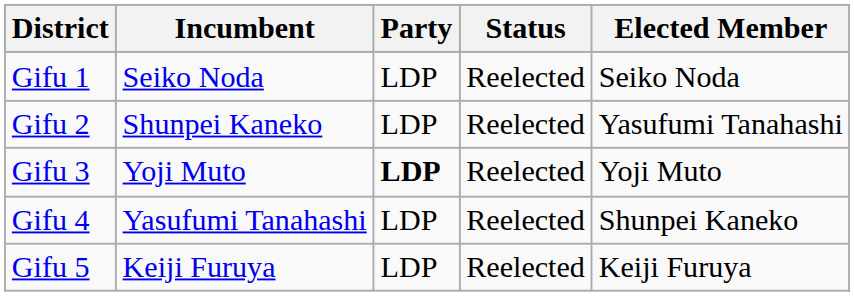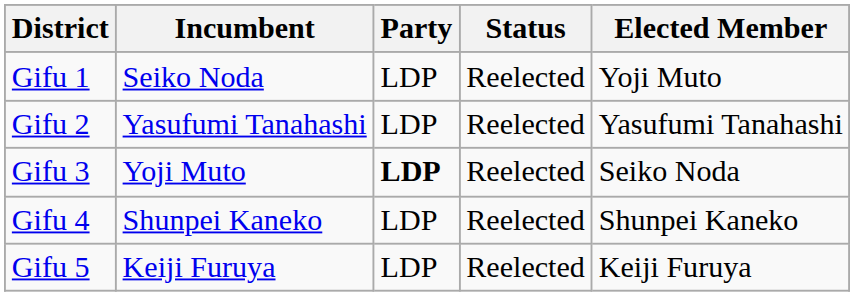(669, 76) Seiko Noda -> (660, 76) Yoji Muto
(222, 123) Shunpei Kaneko -> (245, 123) Yasufumi Tanahashi
(660, 171) Yoji Muto -> (669, 171) Seiko Noda
(245, 219) Yasufumi Tanahashi -> (222, 219) Shunpei Kaneko
